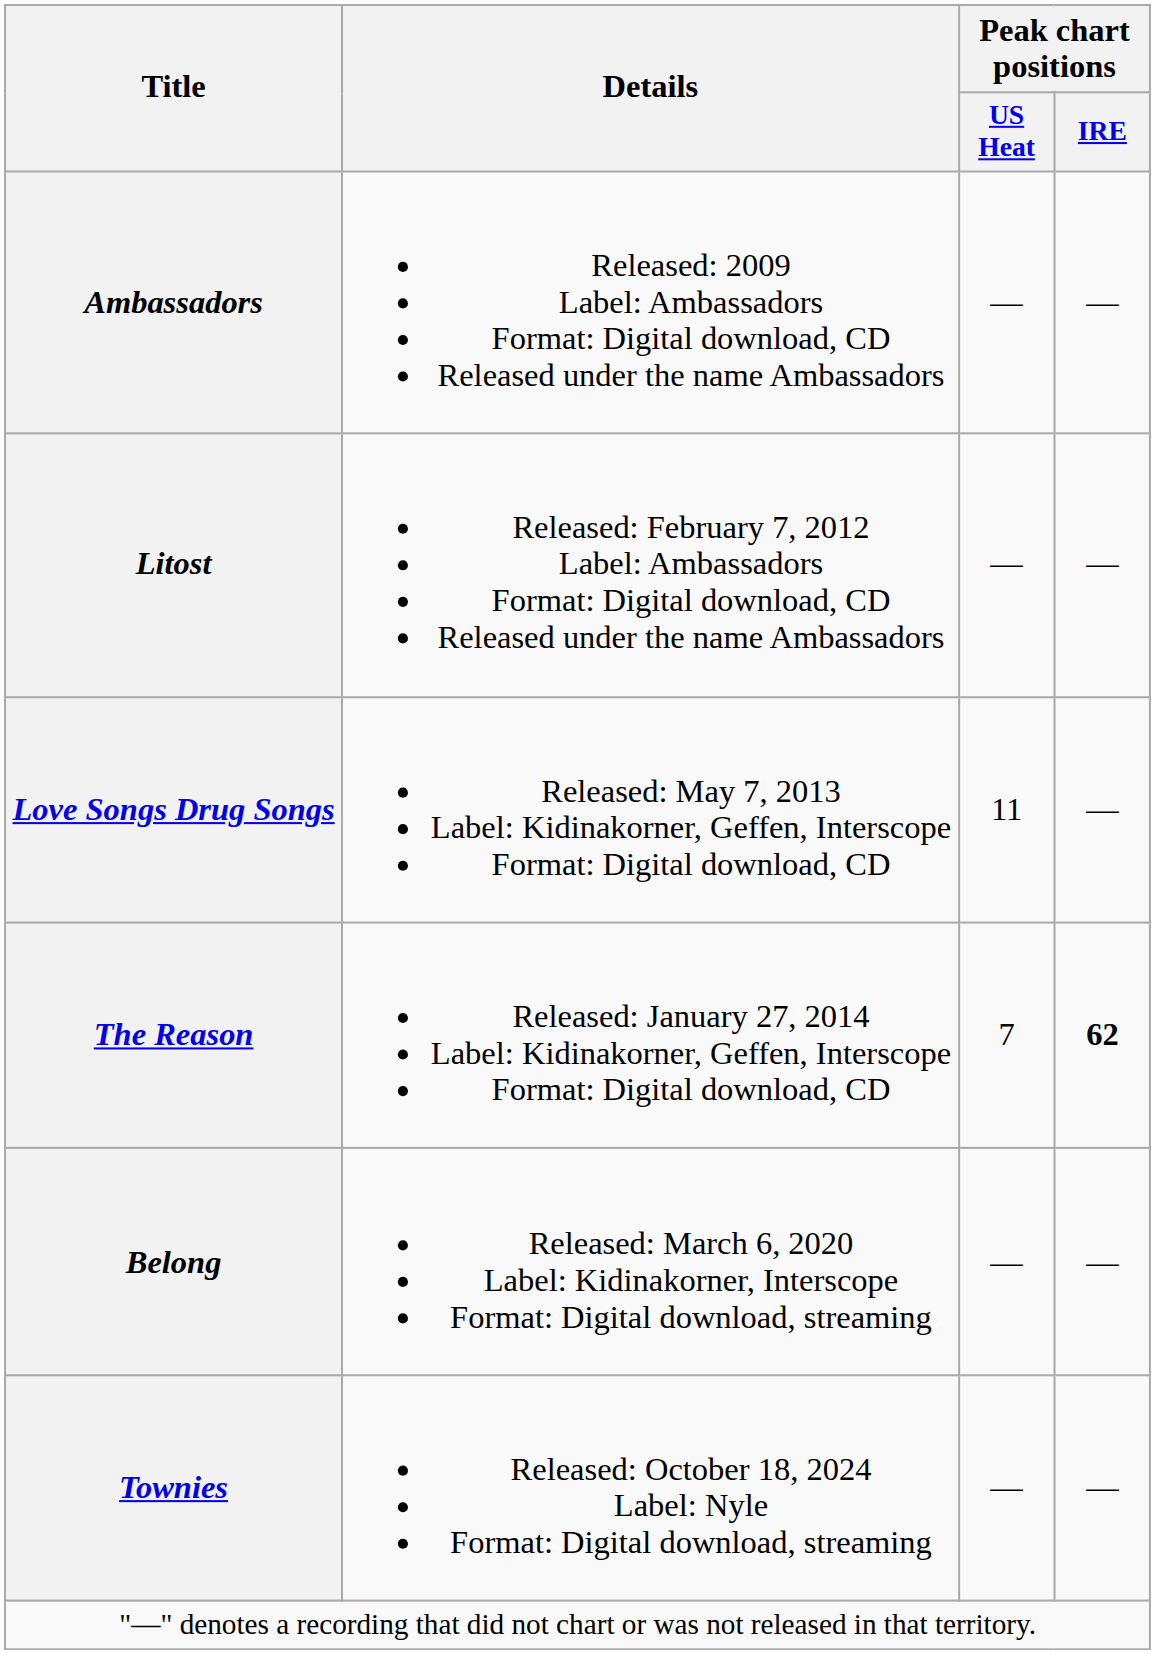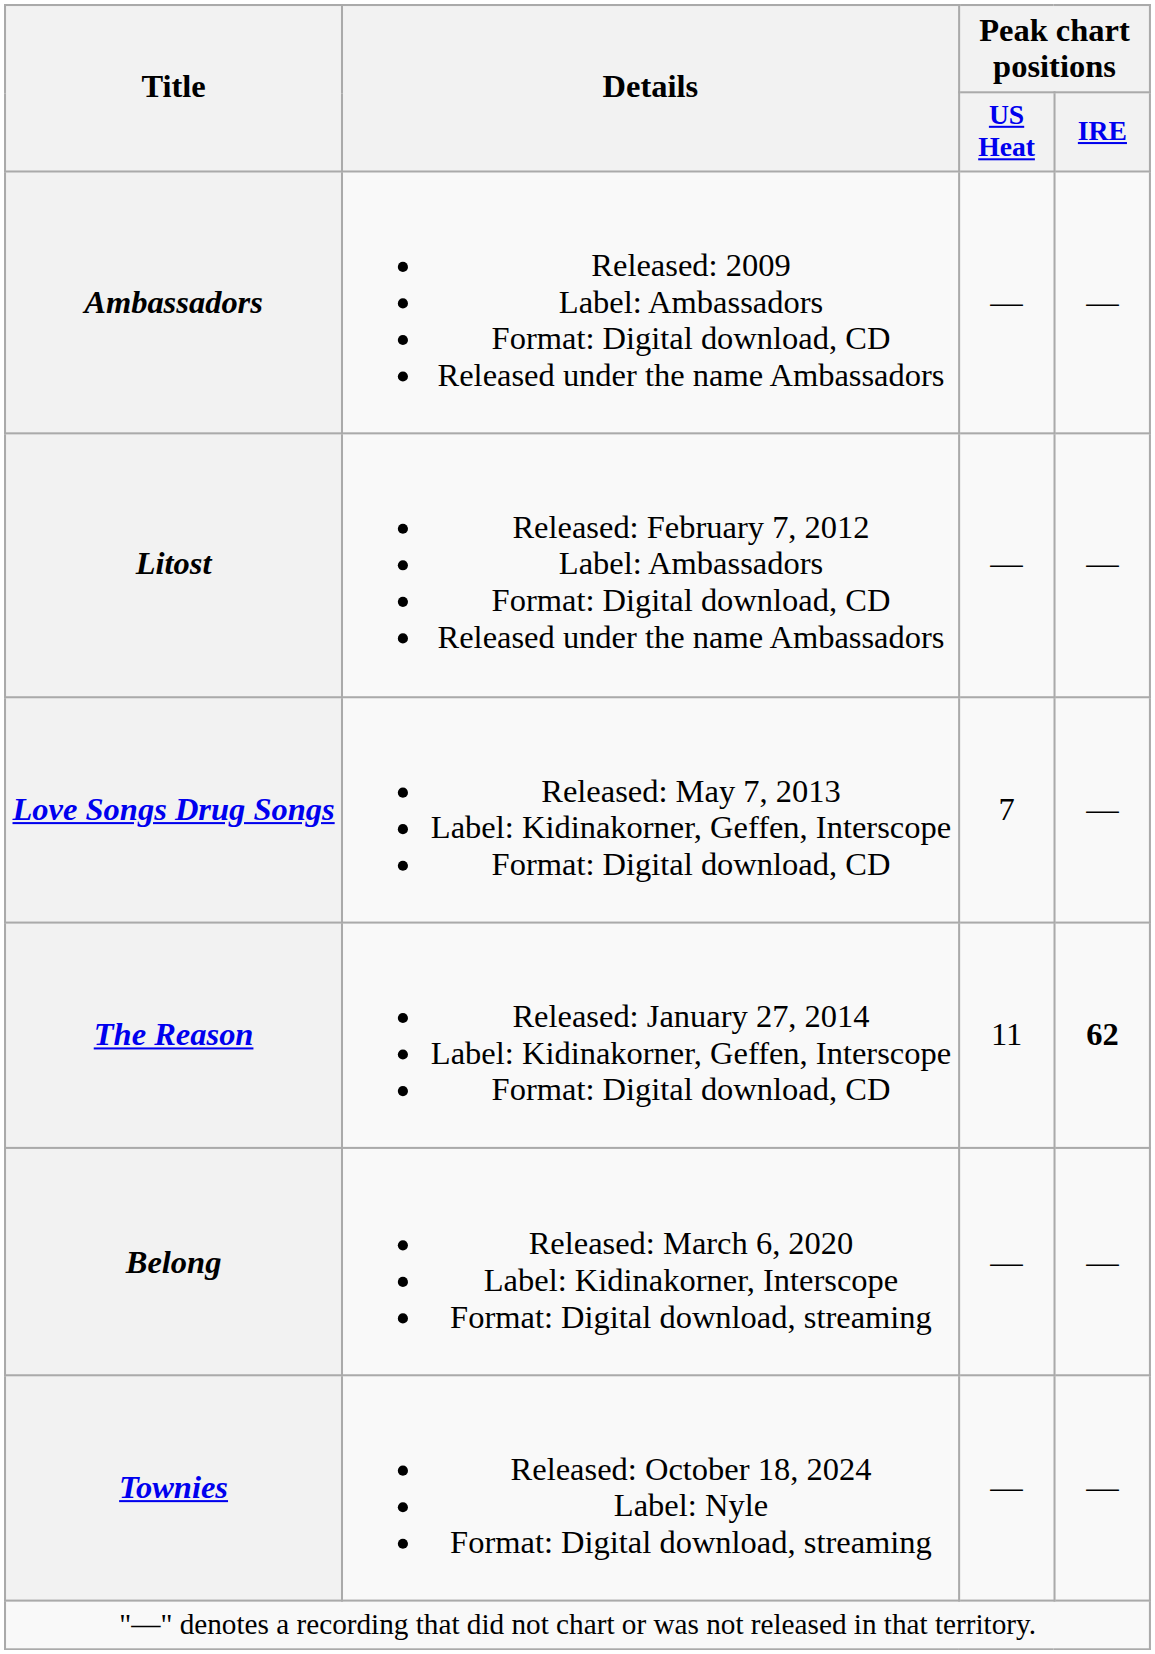(1007, 808) 11 -> (1007, 808) 7
(1007, 1034) 7 -> (1007, 1034) 11
